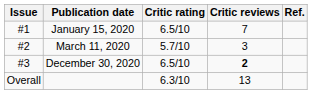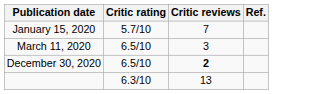- column: (24, 13)
(175, 30) 6.5/10 -> (136, 30) 5.7/10
(175, 47) 5.7/10 -> (136, 47) 6.5/10
